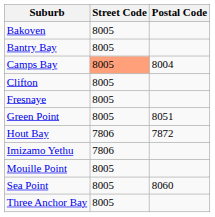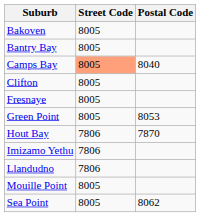(163, 64) 8004 -> (149, 64) 8040
(163, 116) 8051 -> (149, 116) 8053
(163, 133) 7872 -> (149, 133) 7870
+ row: (30, 168)
(163, 185) 8060 -> (149, 202) 8062
- row: (47, 202)
